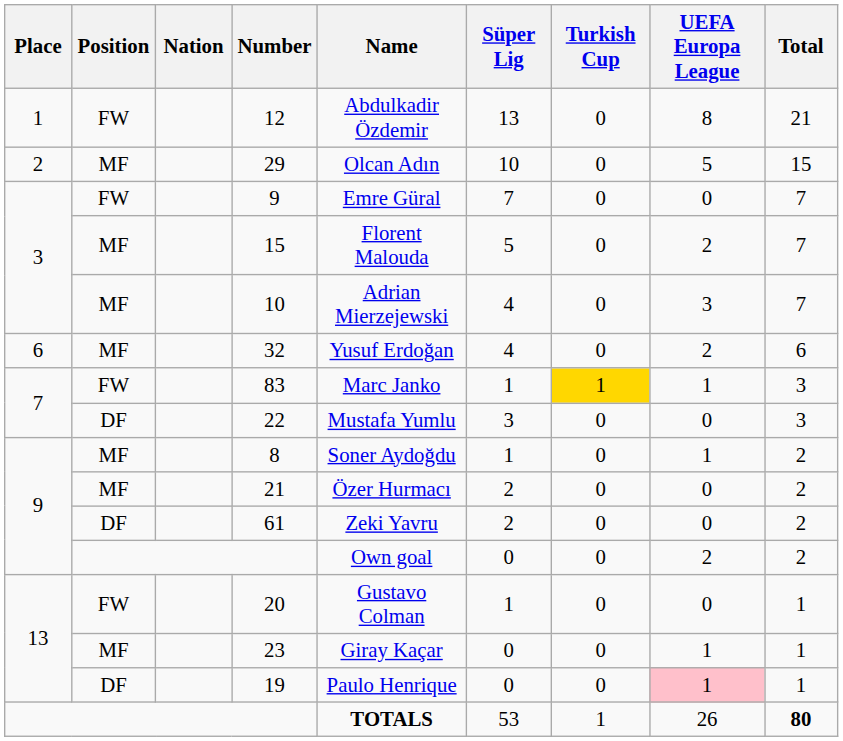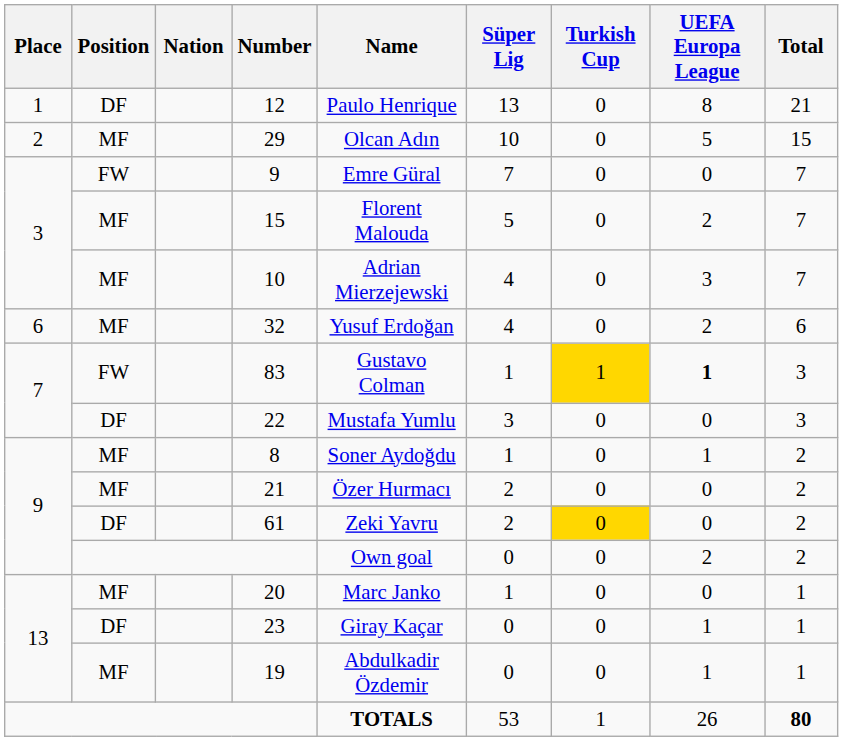(113, 117) FW -> (113, 105) DF
(392, 117) Abdulkadir Özdemir -> (392, 105) Paulo Henrique
(392, 385) Marc Janko -> (392, 373) Gustavo Colman
(707, 385) normal -> (707, 373) bold
(601, 522) no background -> (601, 522) gold background
(113, 603) FW -> (113, 591) MF
(392, 603) Gustavo Colman -> (392, 591) Marc Janko
(113, 650) MF -> (113, 625) DF
(113, 684) DF -> (113, 672) MF
(392, 684) Paulo Henrique -> (392, 672) Abdulkadir Özdemir
(707, 684) pink background -> (707, 672) no background
